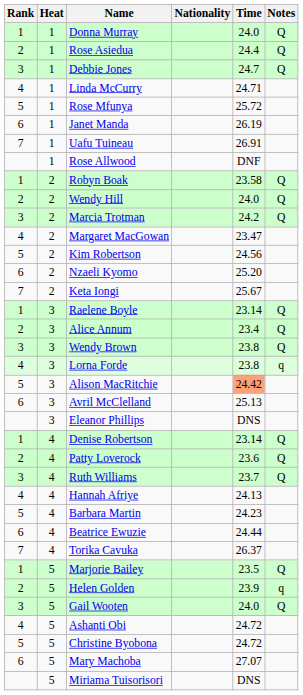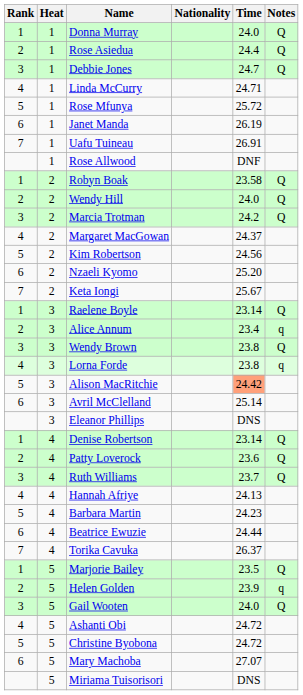(249, 236) 23.47 -> (249, 236) 24.37
(281, 328) Q -> (281, 328) q
(249, 402) 25.13 -> (249, 402) 25.14
